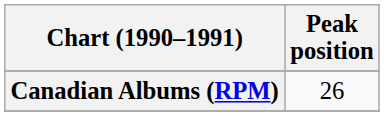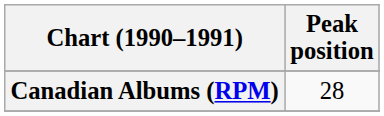(332, 90) 26 -> (332, 90) 28
